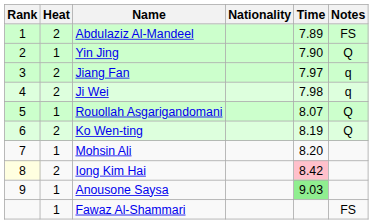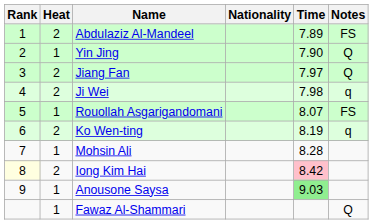(348, 73) q -> (348, 73) Q
(348, 112) Q -> (348, 112) FS
(348, 131) Q -> (348, 131) q
(311, 151) 8.20 -> (311, 151) 8.28
(348, 209) FS -> (348, 209) Q
